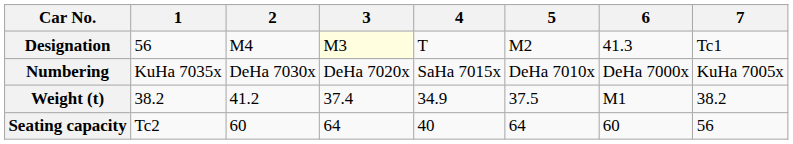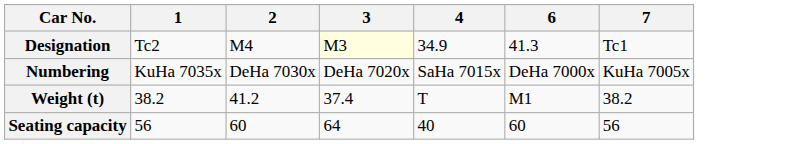- column: (552, 17)
(143, 44) 56 -> (147, 44) Tc2
(423, 44) T -> (432, 44) 34.9
(432, 98) 34.9 -> (423, 98) T
(147, 125) Tc2 -> (143, 125) 56
